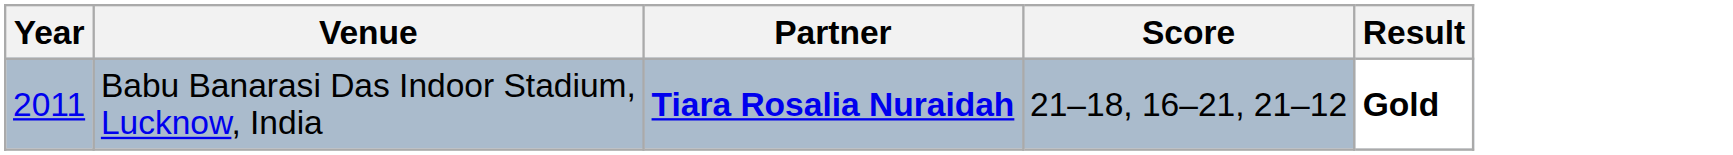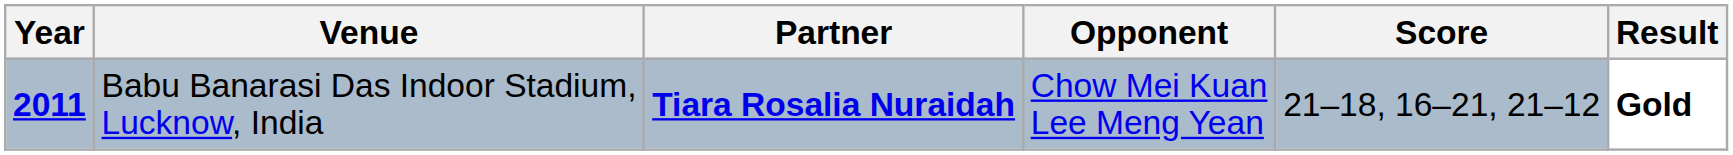+ column: (1149, 32)
(49, 104) normal -> (49, 104) bold
